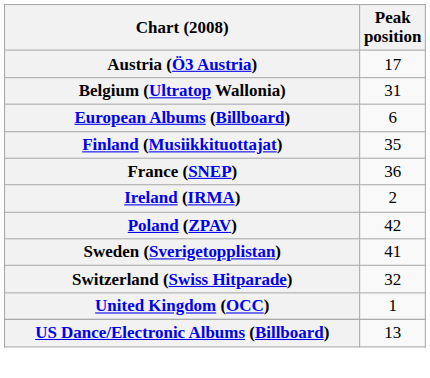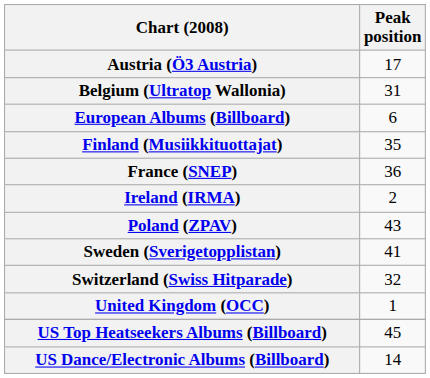(393, 225) 42 -> (393, 225) 43
+ row: (182, 332)
(393, 332) 13 -> (393, 359) 14
